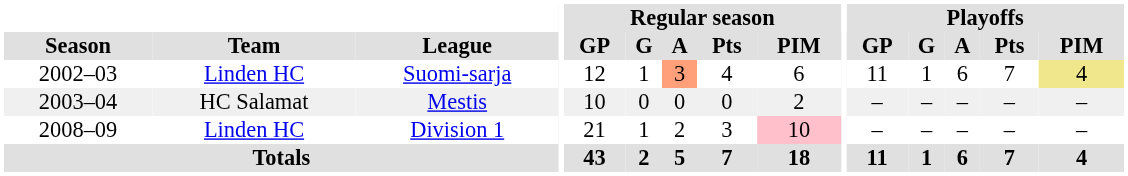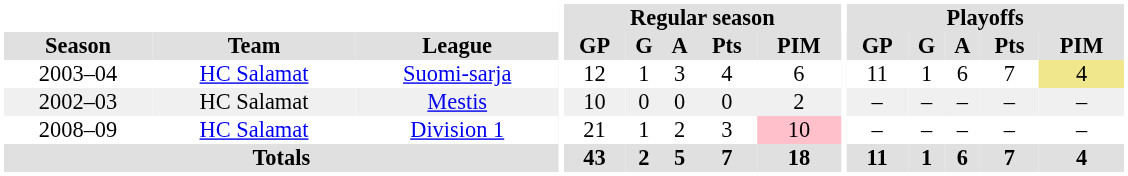(78, 73) 2002–03 -> (78, 73) 2003–04
(254, 73) Linden HC -> (254, 73) HC Salamat
(680, 73) lightsalmon background -> (680, 73) no background
(78, 101) 2003–04 -> (78, 101) 2002–03
(254, 129) Linden HC -> (254, 129) HC Salamat
